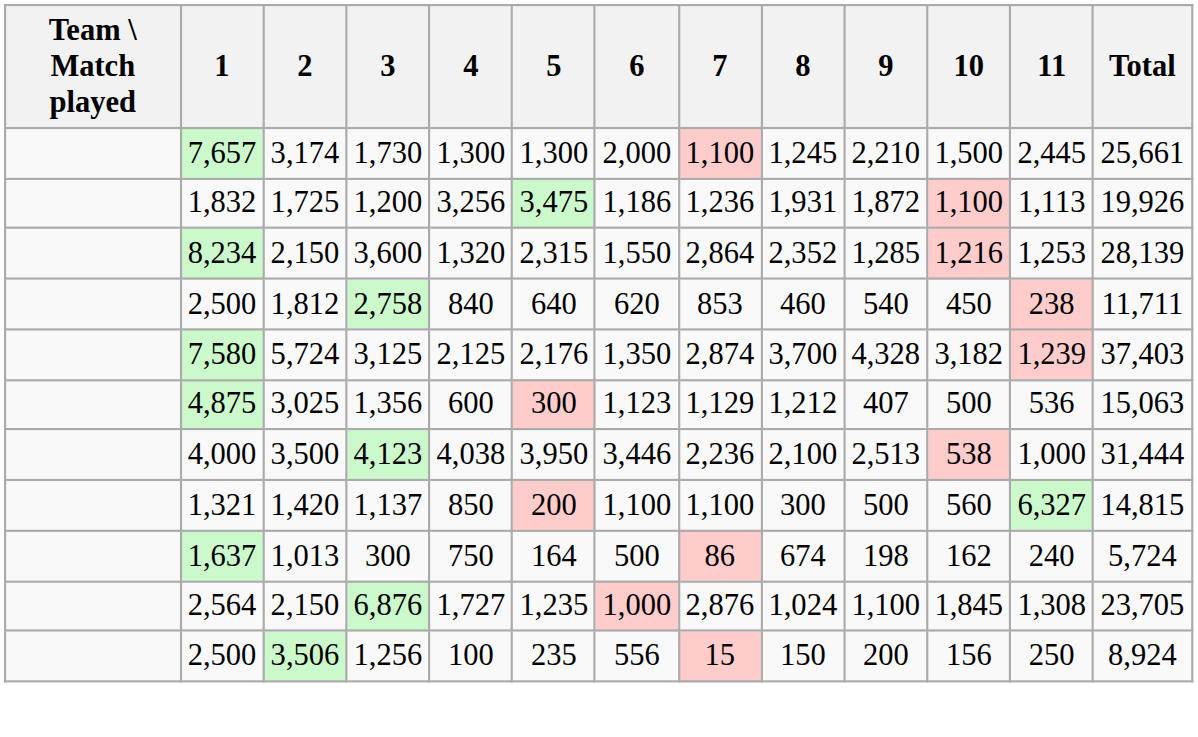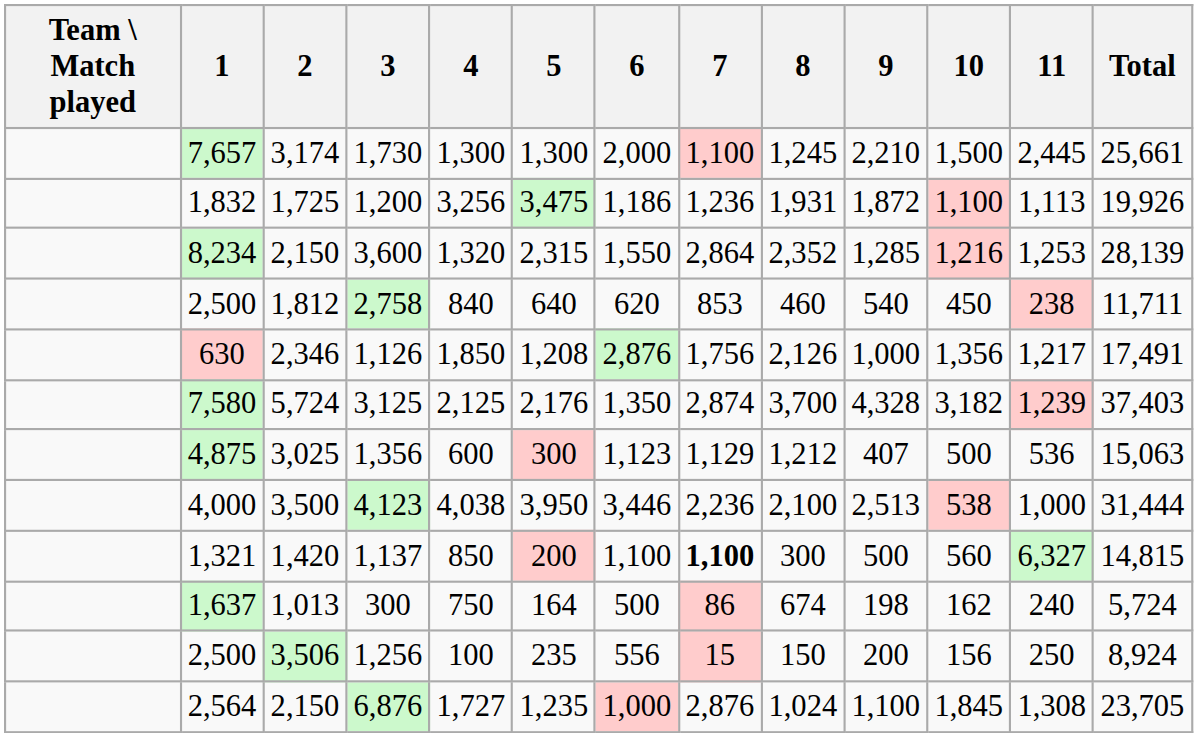+ row: (388, 353)
(720, 504) normal -> (720, 555) bold
rows swapped: (388, 655) <-> (388, 605)
